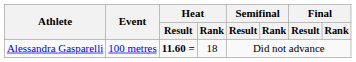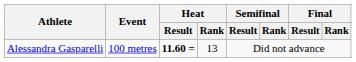(212, 49) 18 -> (212, 49) 13
